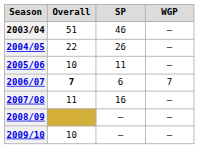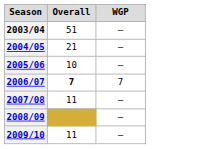- column: (120, 13)
(71, 48) 22 -> (71, 48) 21
(71, 135) 10 -> (71, 135) 11
